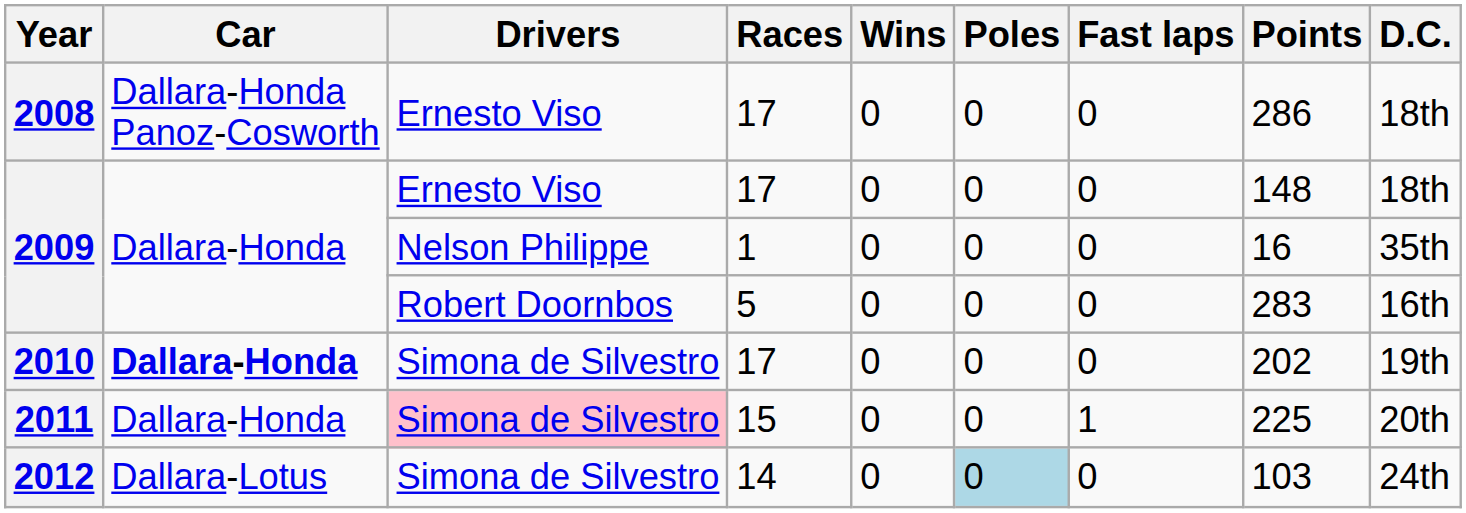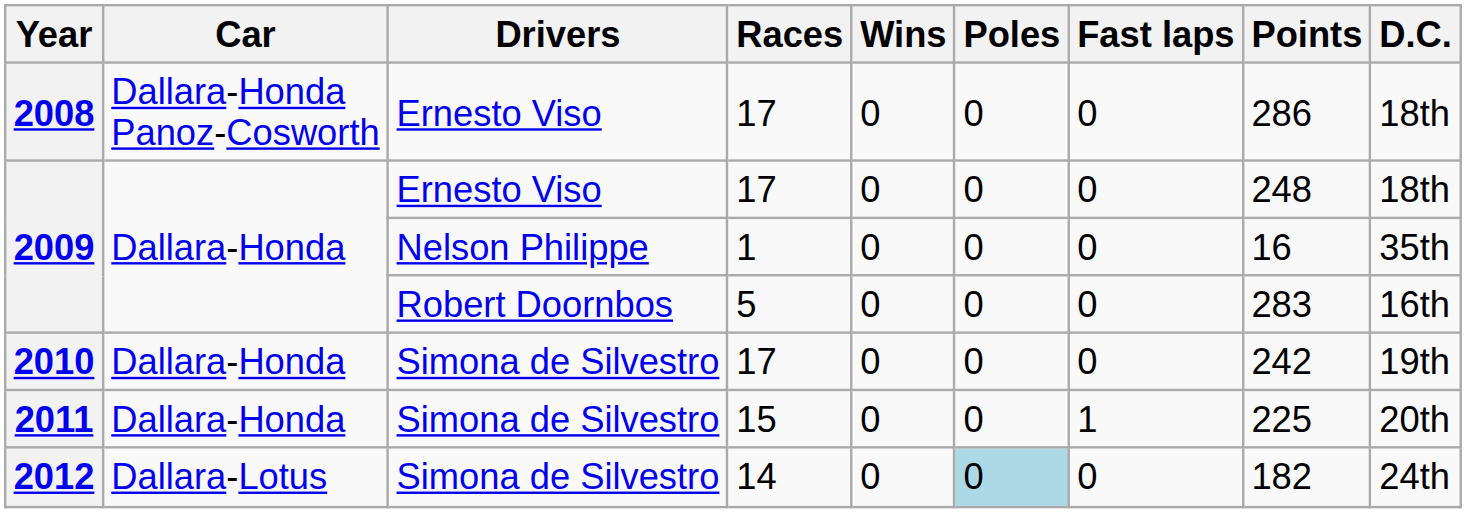(1282, 190) 148 -> (1282, 190) 248
(234, 362) bold -> (228, 362) normal
(1282, 362) 202 -> (1282, 362) 242
(558, 420) pink background -> (558, 420) no background
(1282, 477) 103 -> (1282, 477) 182
